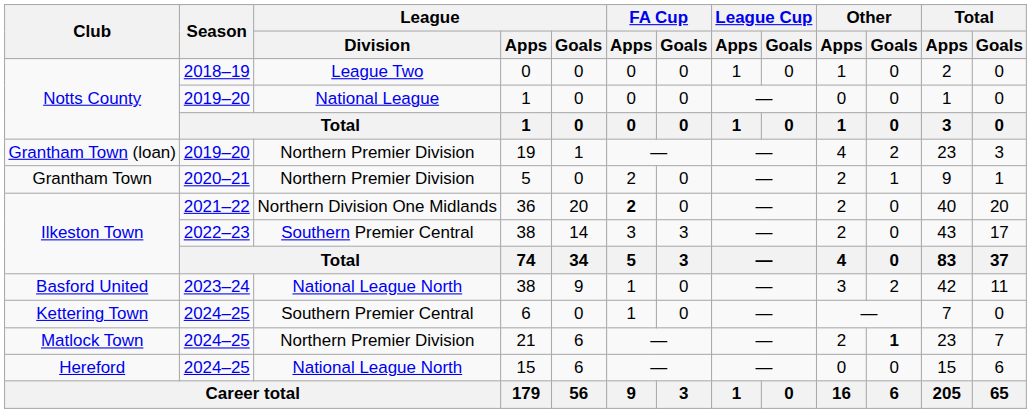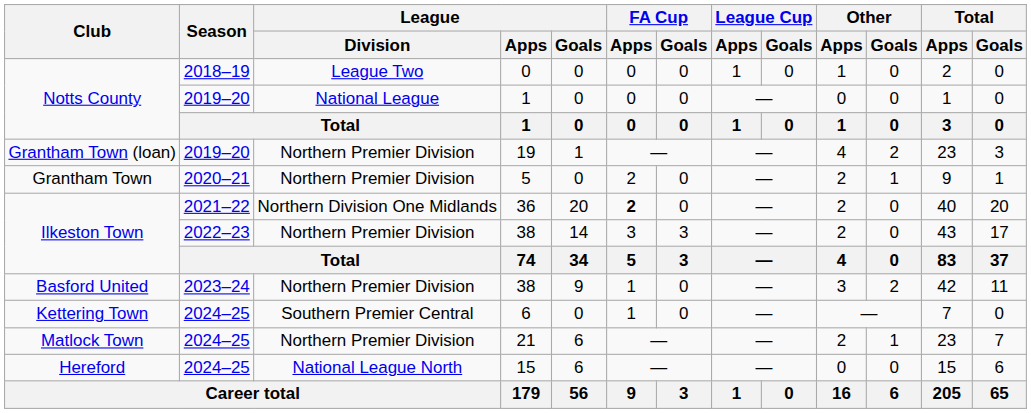(377, 233) Southern Premier Central -> (377, 233) Northern Premier Division
(377, 286) National League North -> (377, 286) Northern Premier Division
(894, 340) bold -> (894, 340) normal
